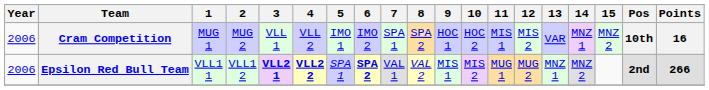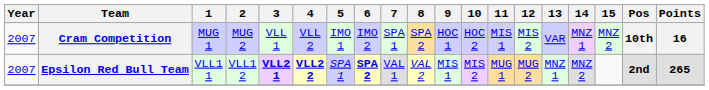(21, 39) 2006 -> (21, 39) 2007
(21, 70) 2006 -> (21, 70) 2007
(680, 70) 266 -> (680, 70) 265
